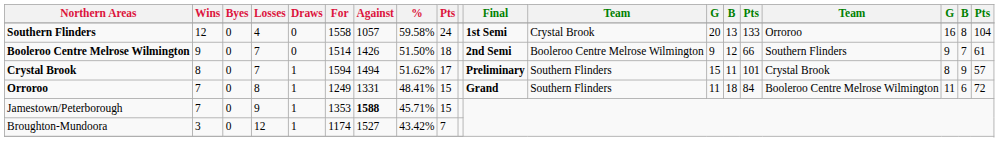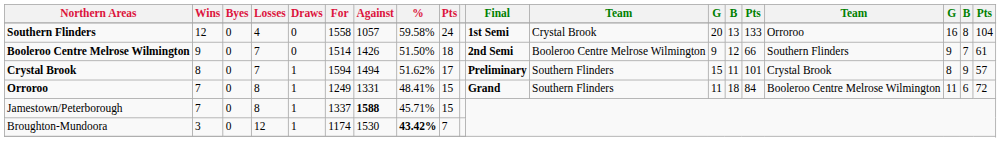(257, 107) 9 -> (257, 107) 8
(340, 107) 1353 -> (340, 107) 1337
(368, 126) 1527 -> (368, 126) 1530
(417, 126) normal -> (418, 126) bold
